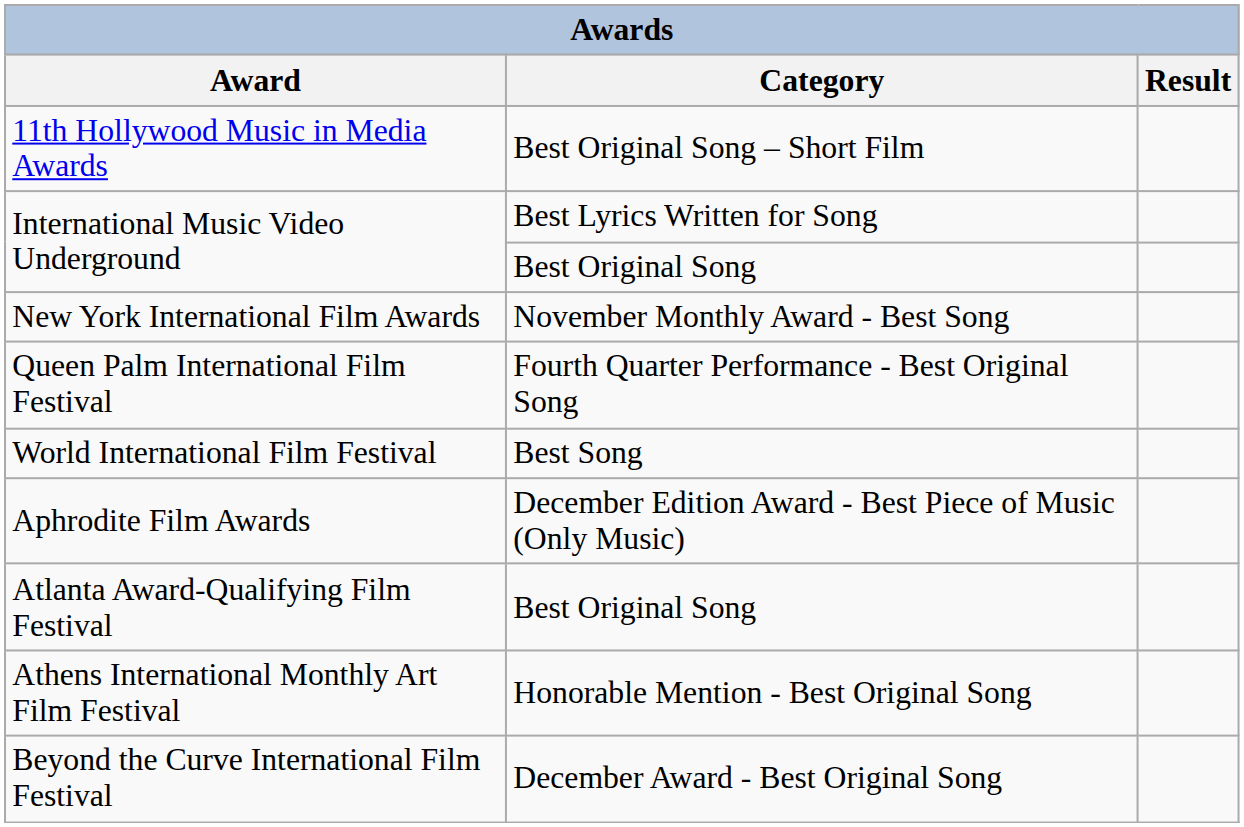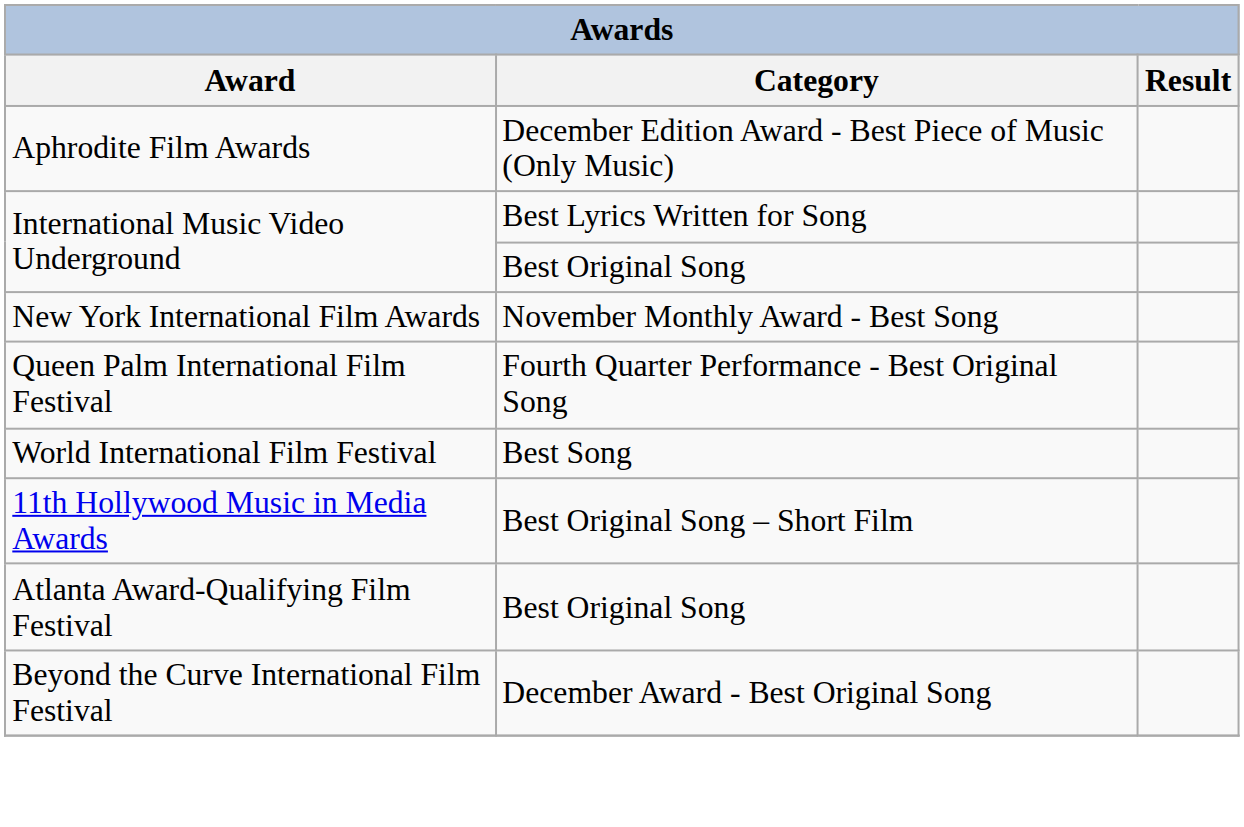rows swapped: (161, 520) <-> (219, 147)
- row: (225, 692)
